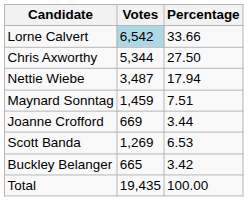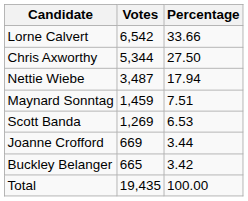(137, 36) lightblue background -> (137, 36) no background
rows swapped: (44, 143) <-> (56, 121)
